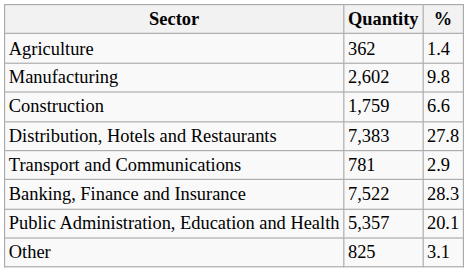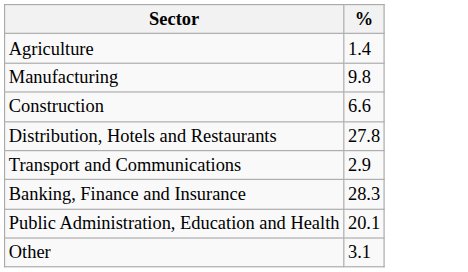- column: (383, 19)
